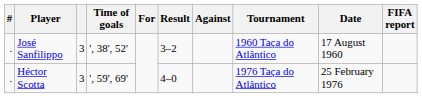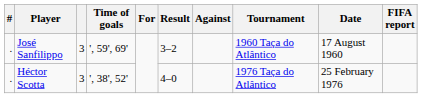(109, 48) ', 38', 52' -> (109, 48) ', 59', 69'
(109, 78) ', 59', 69' -> (109, 78) ', 38', 52'
